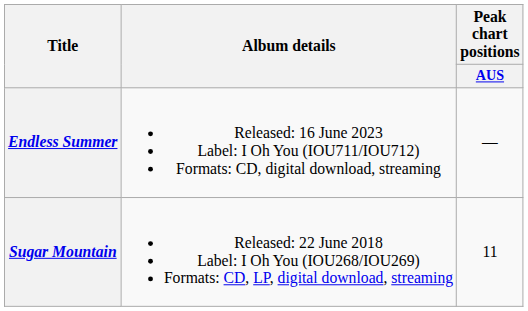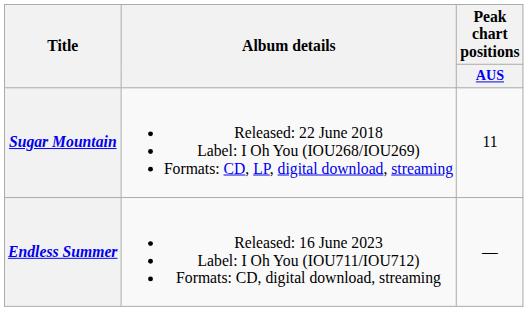rows swapped: (63, 251) <-> (63, 142)
